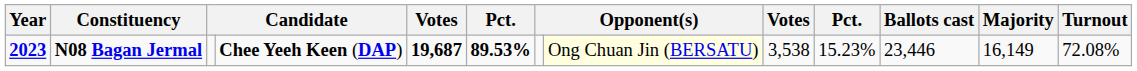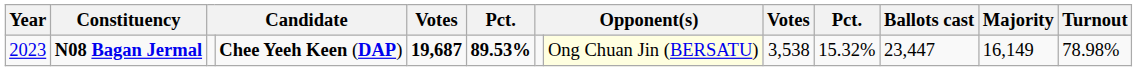(28, 50) bold -> (28, 50) normal
(847, 50) 15.23% -> (847, 50) 15.32%
(910, 50) 23,446 -> (910, 50) 23,447
(1091, 50) 72.08% -> (1091, 50) 78.98%
